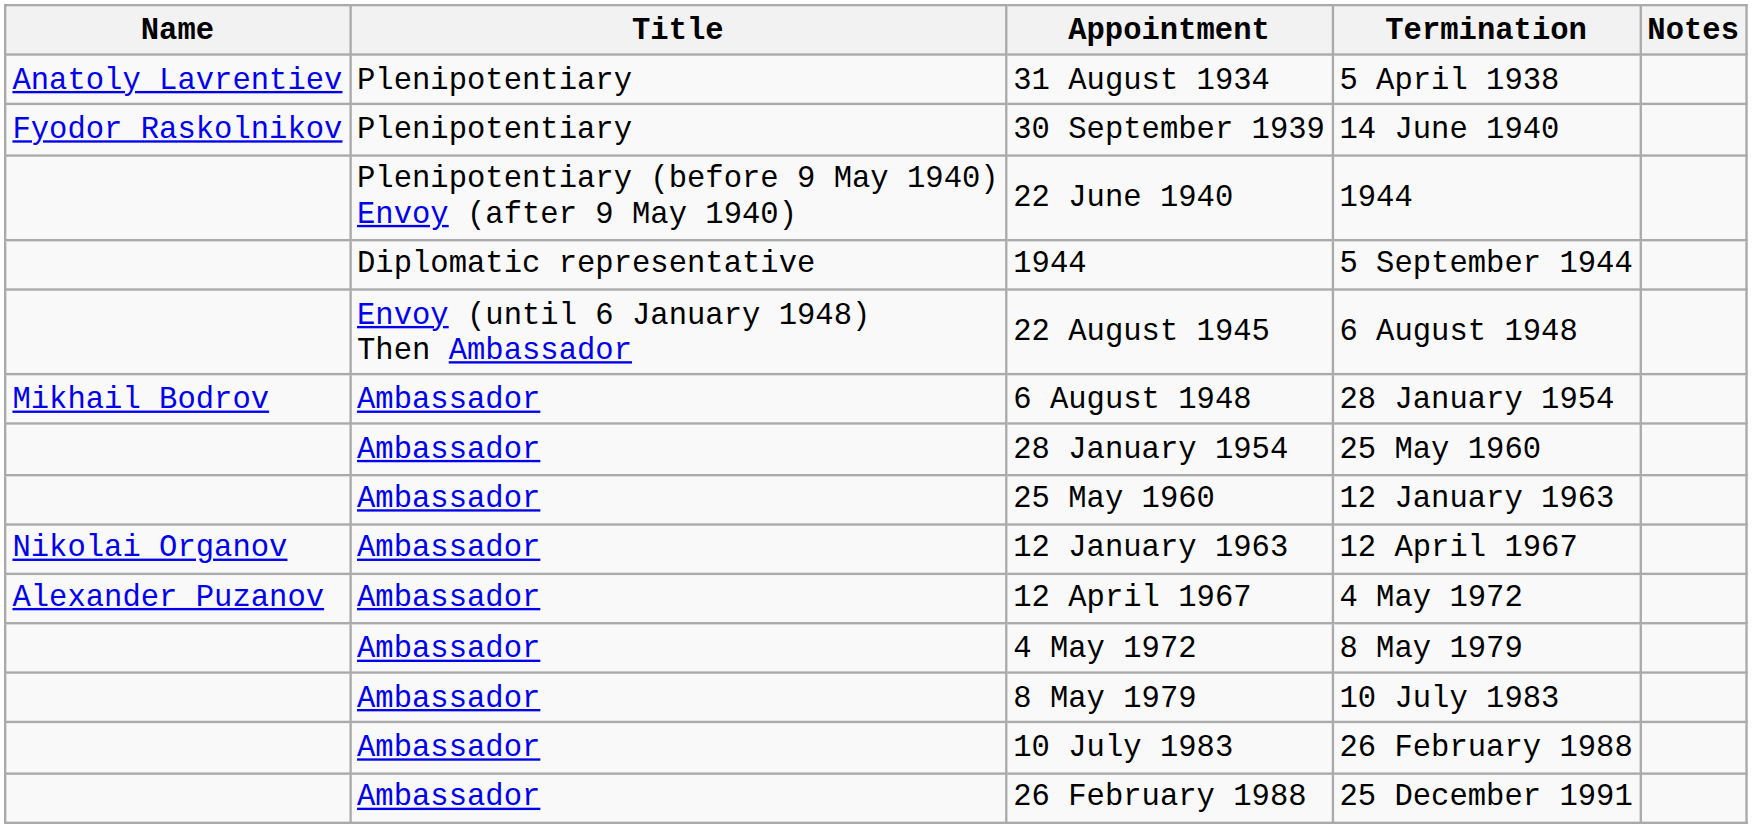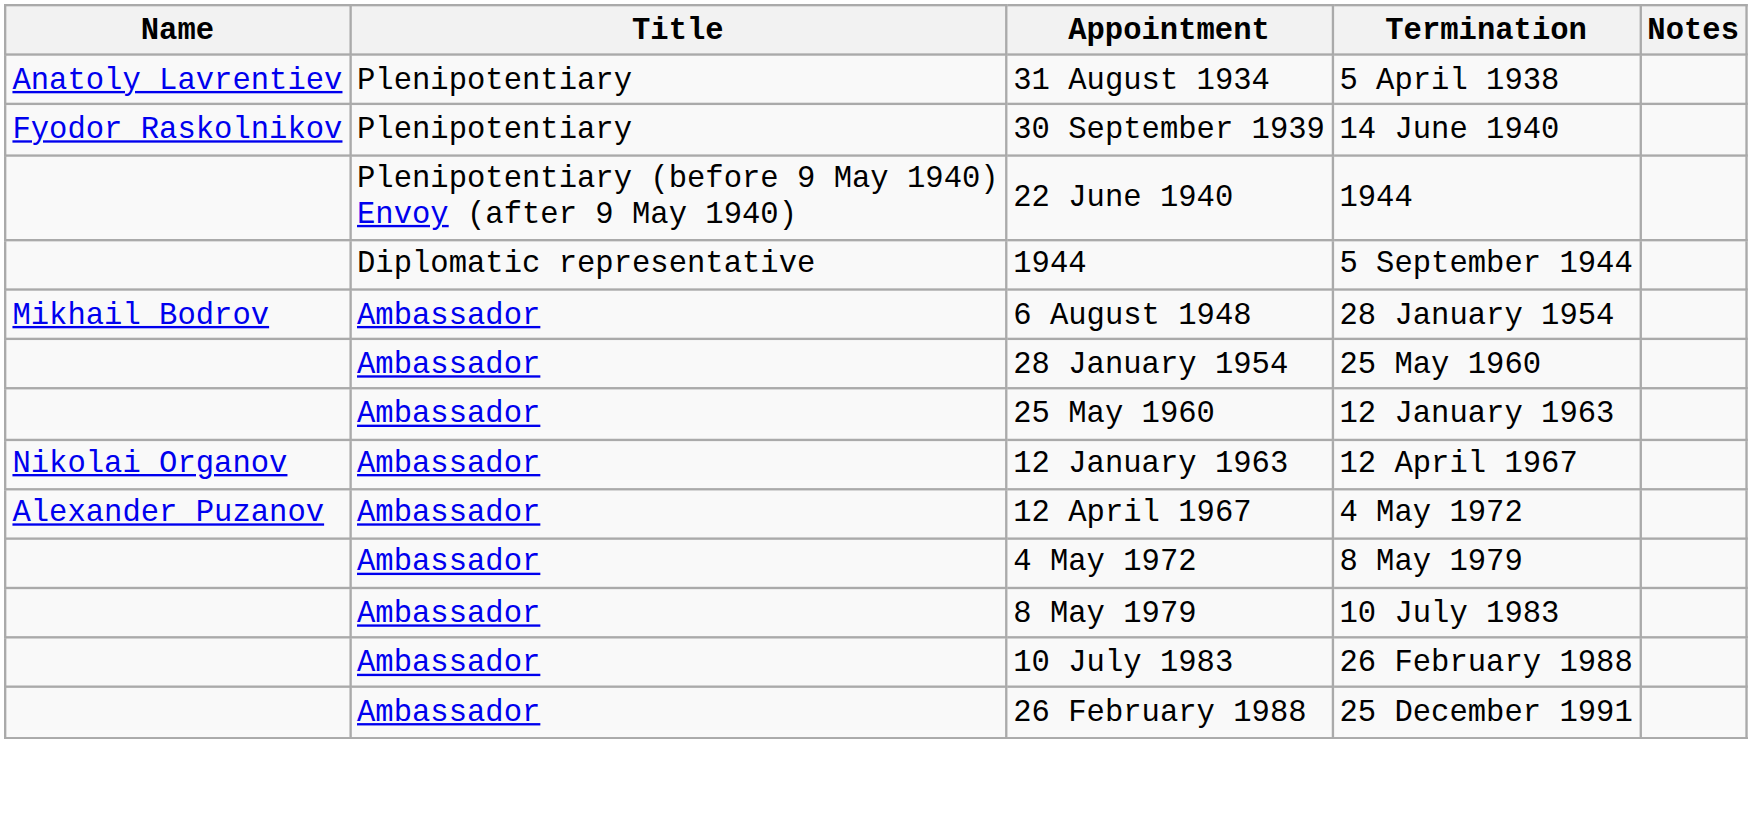- row: (1142, 332)
